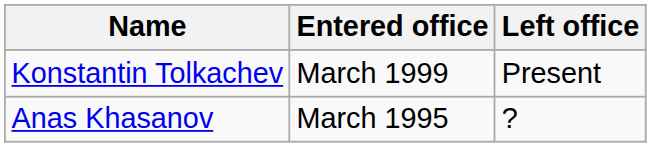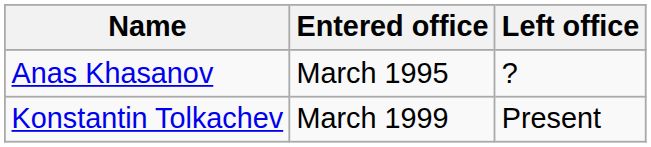rows swapped: (112, 118) <-> (147, 73)
